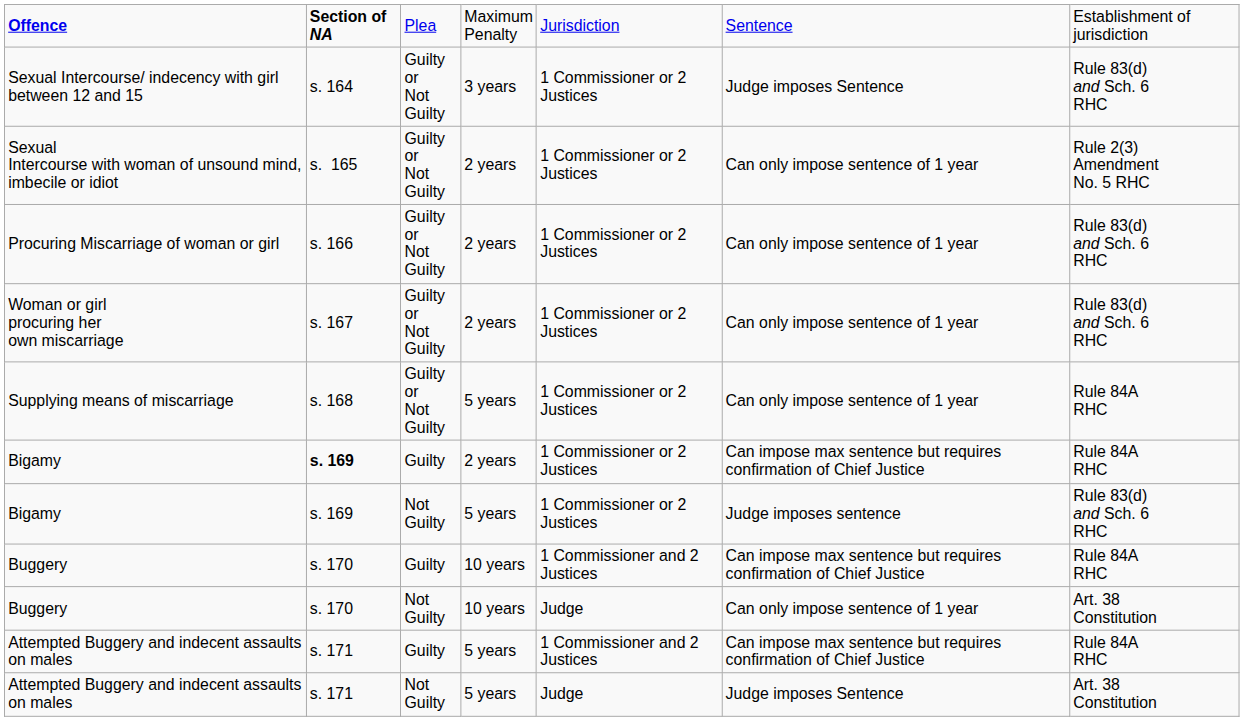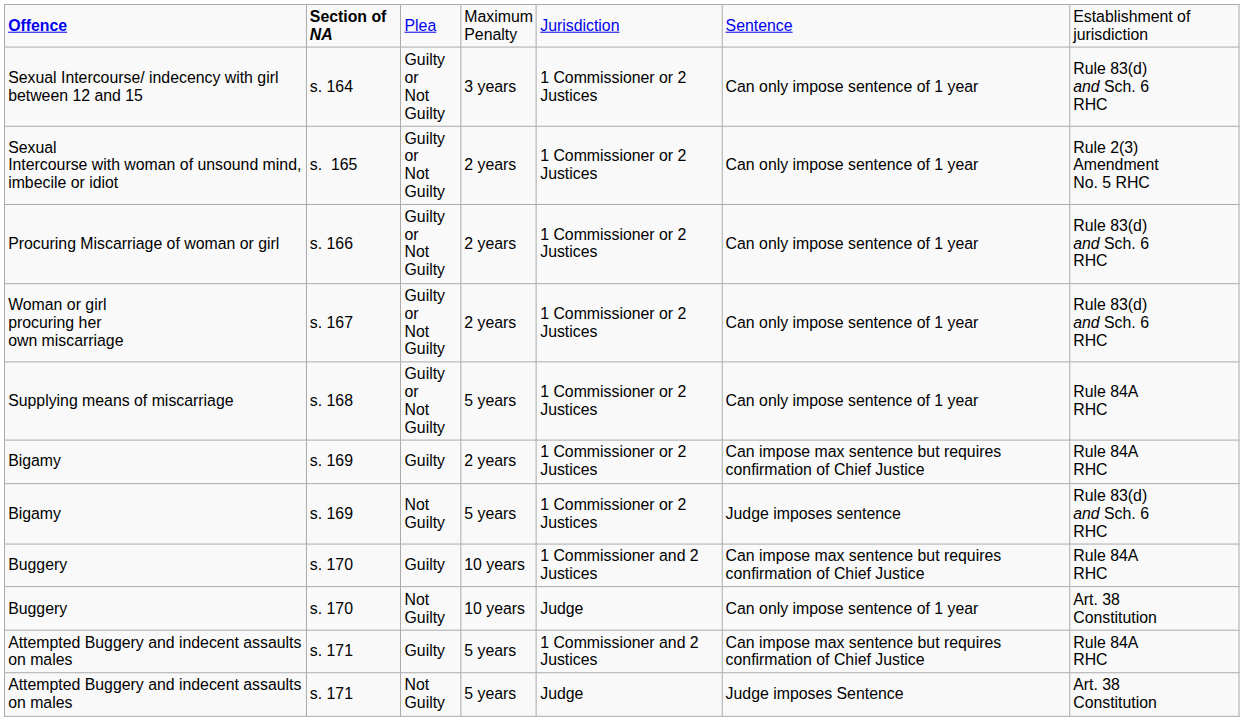(815, 86) Judge imposes Sentence -> (852, 86) Can only impose sentence of 1 year
(332, 461) bold -> (331, 461) normal
